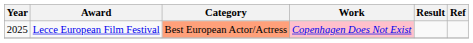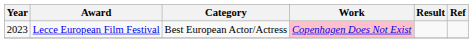(17, 29) 2025 -> (17, 29) 2023
(226, 29) lightsalmon background -> (226, 29) no background
